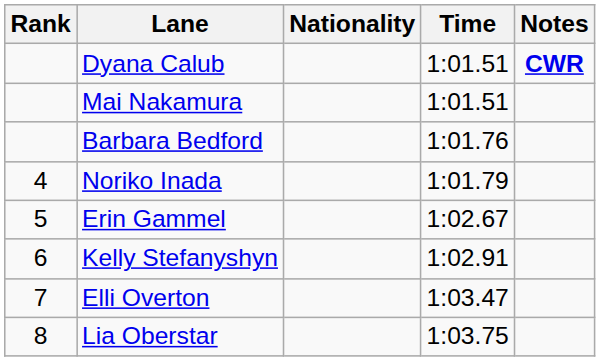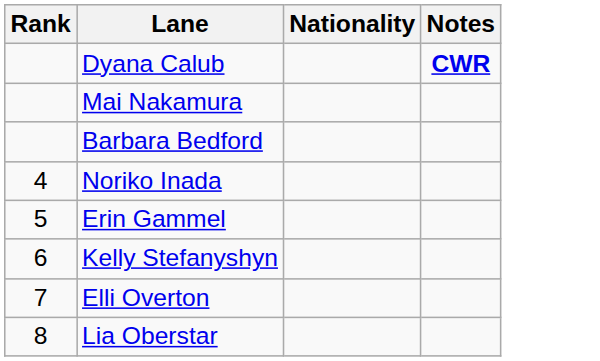- column: (468, 24)
